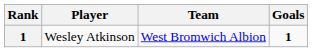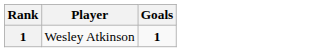- column: (203, 15)
